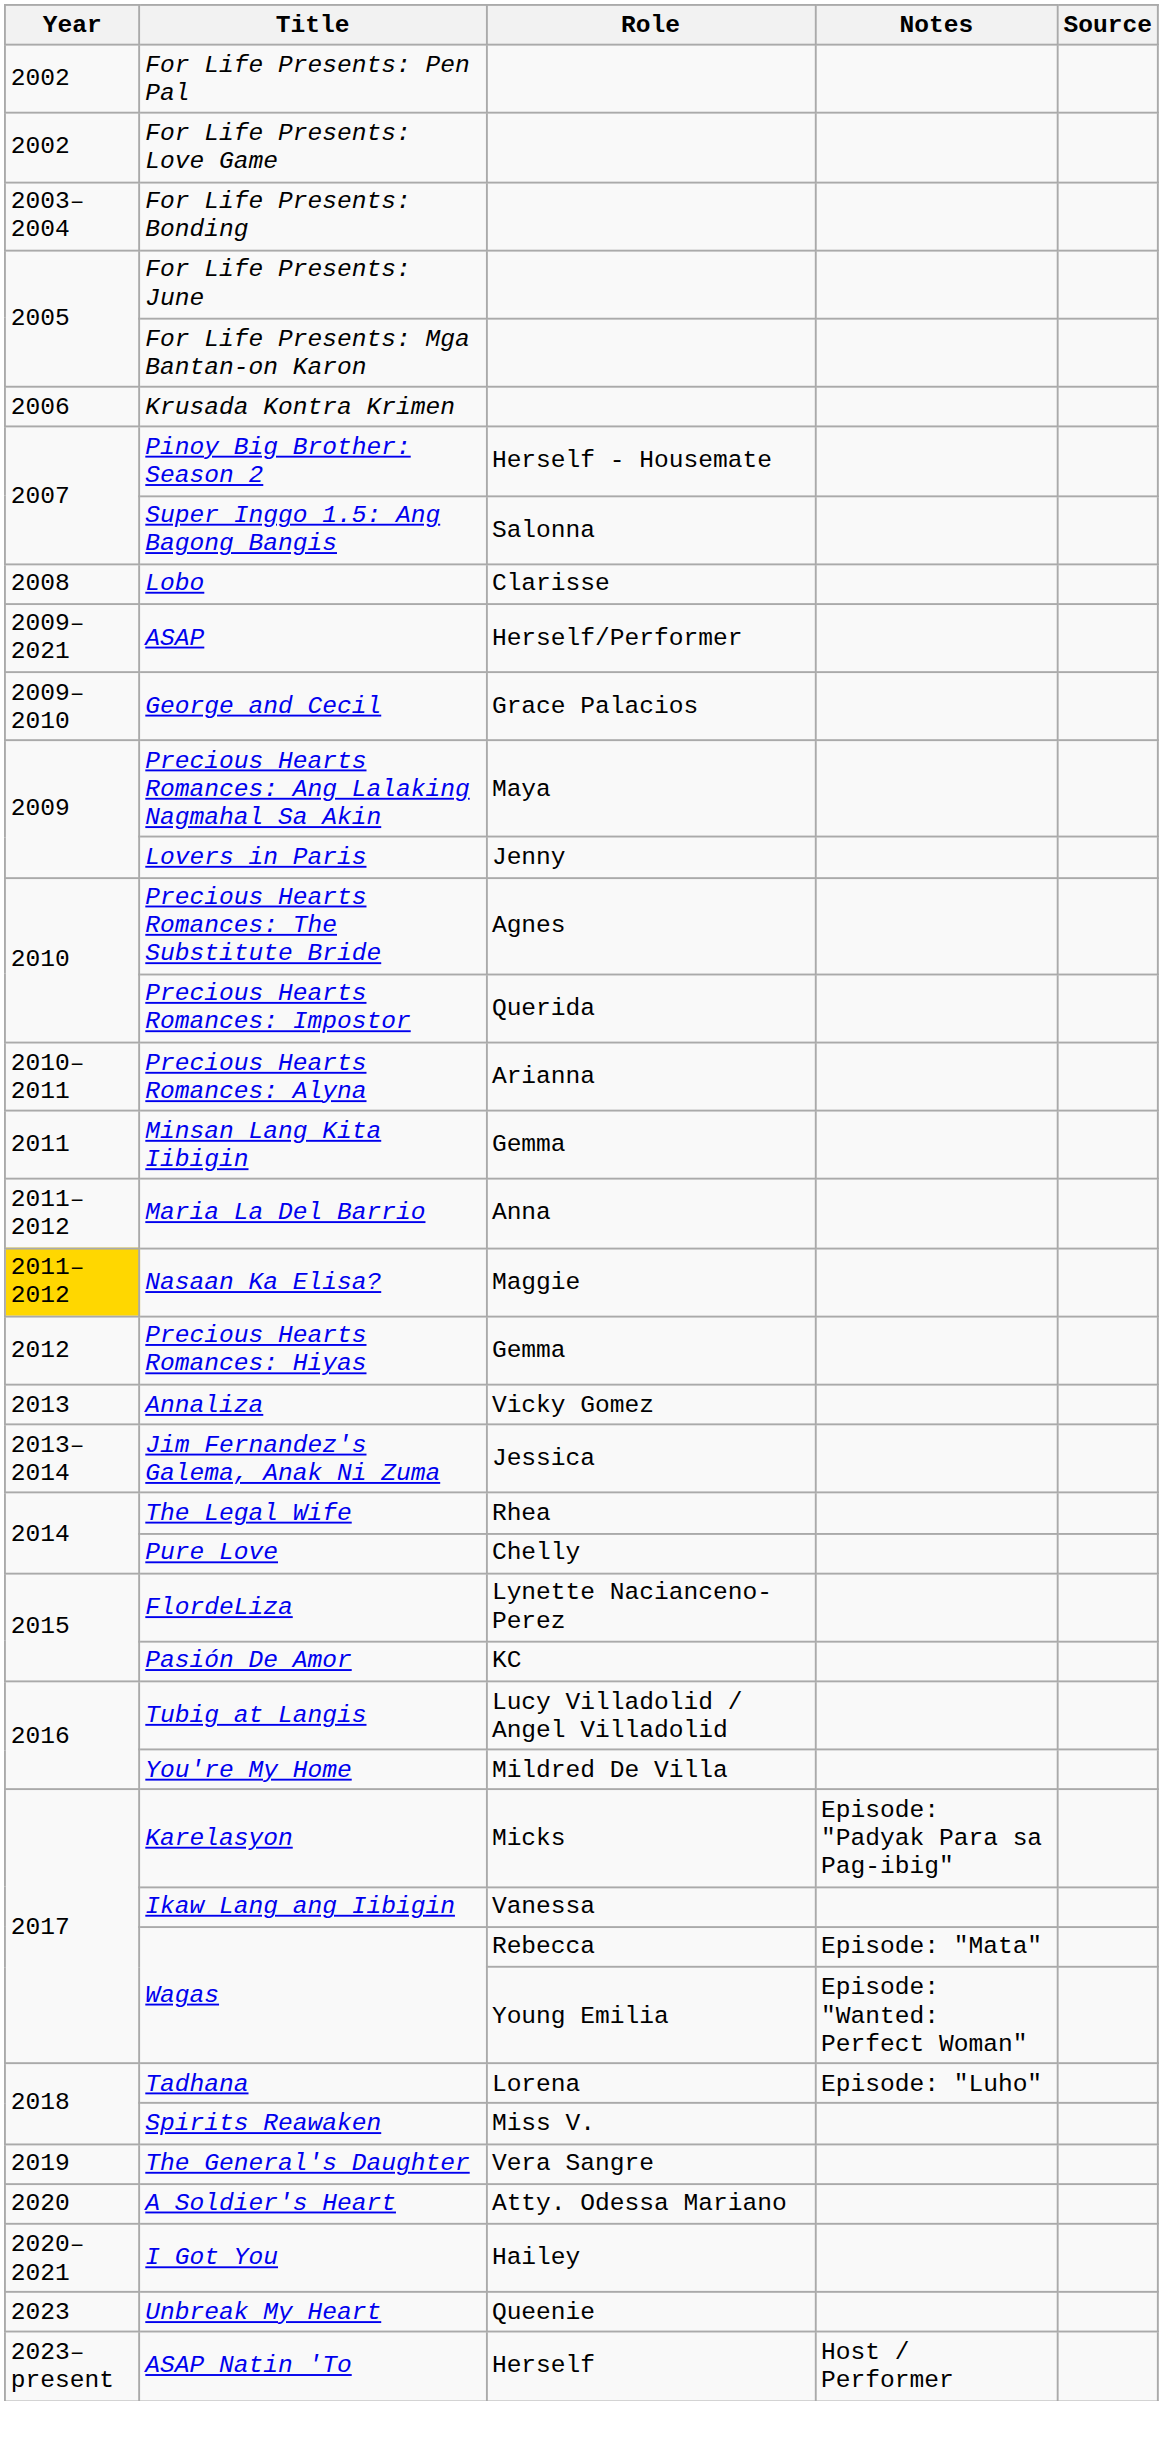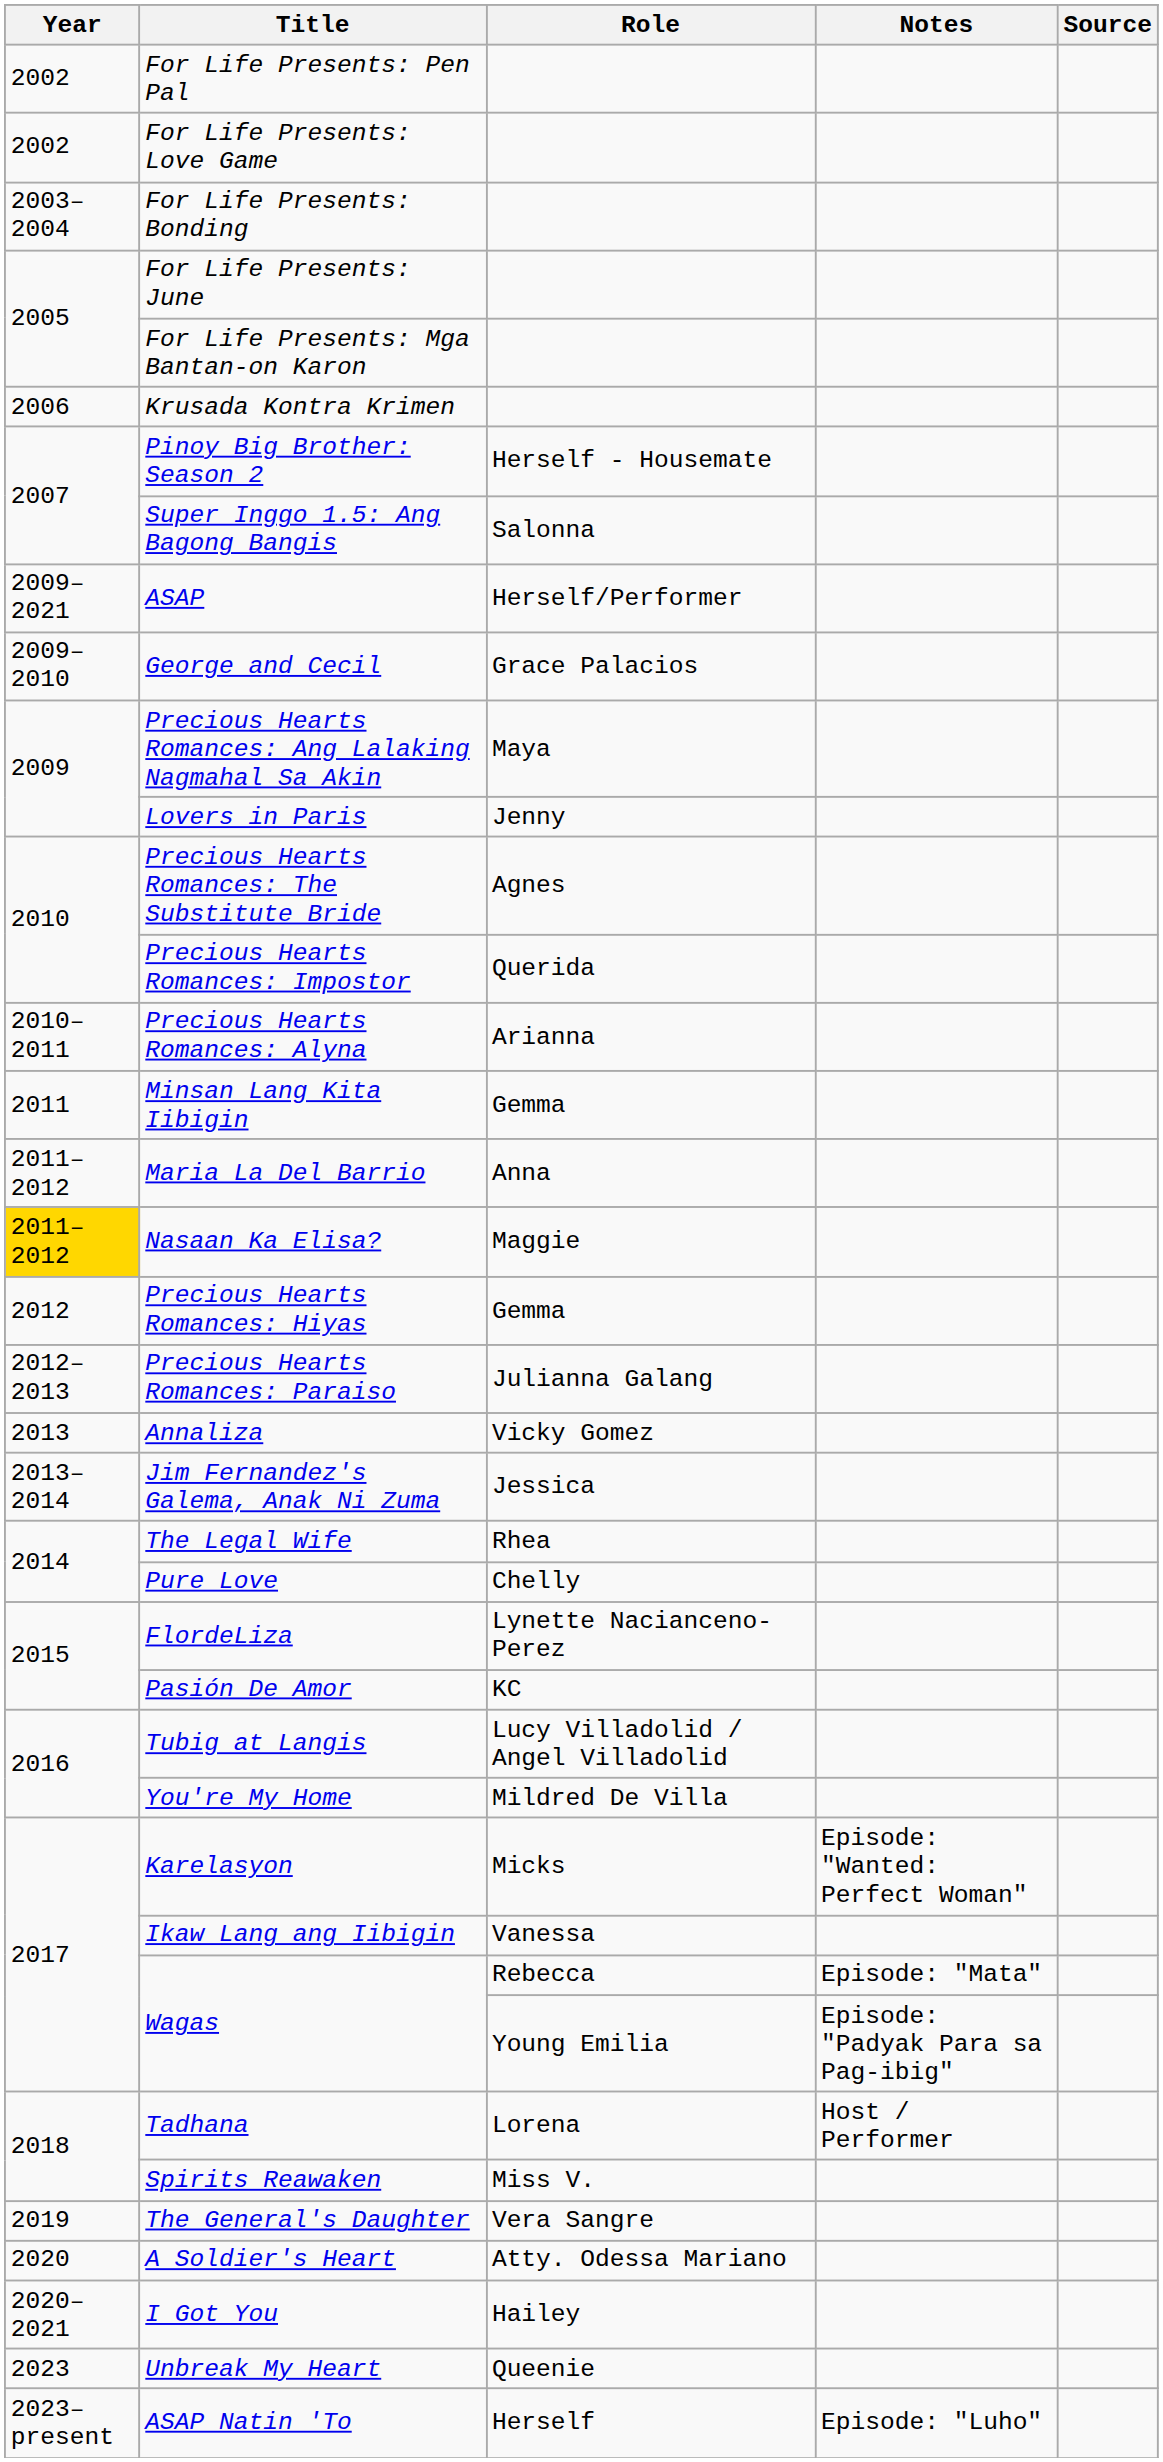- row: (175, 584)
+ row: (271, 1379)
(932, 1838) Episode: "Padyak Para sa Pag-ibig" -> (924, 1867) Episode: "Wanted: Perfect Woman"
(924, 2015) Episode: "Wanted: Perfect Woman" -> (932, 2043) Episode: "Padyak Para sa Pag-ibig"
(932, 2084) Episode: "Luho" -> (887, 2126) Host / Performer
(887, 2366) Host / Performer -> (932, 2423) Episode: "Luho"
